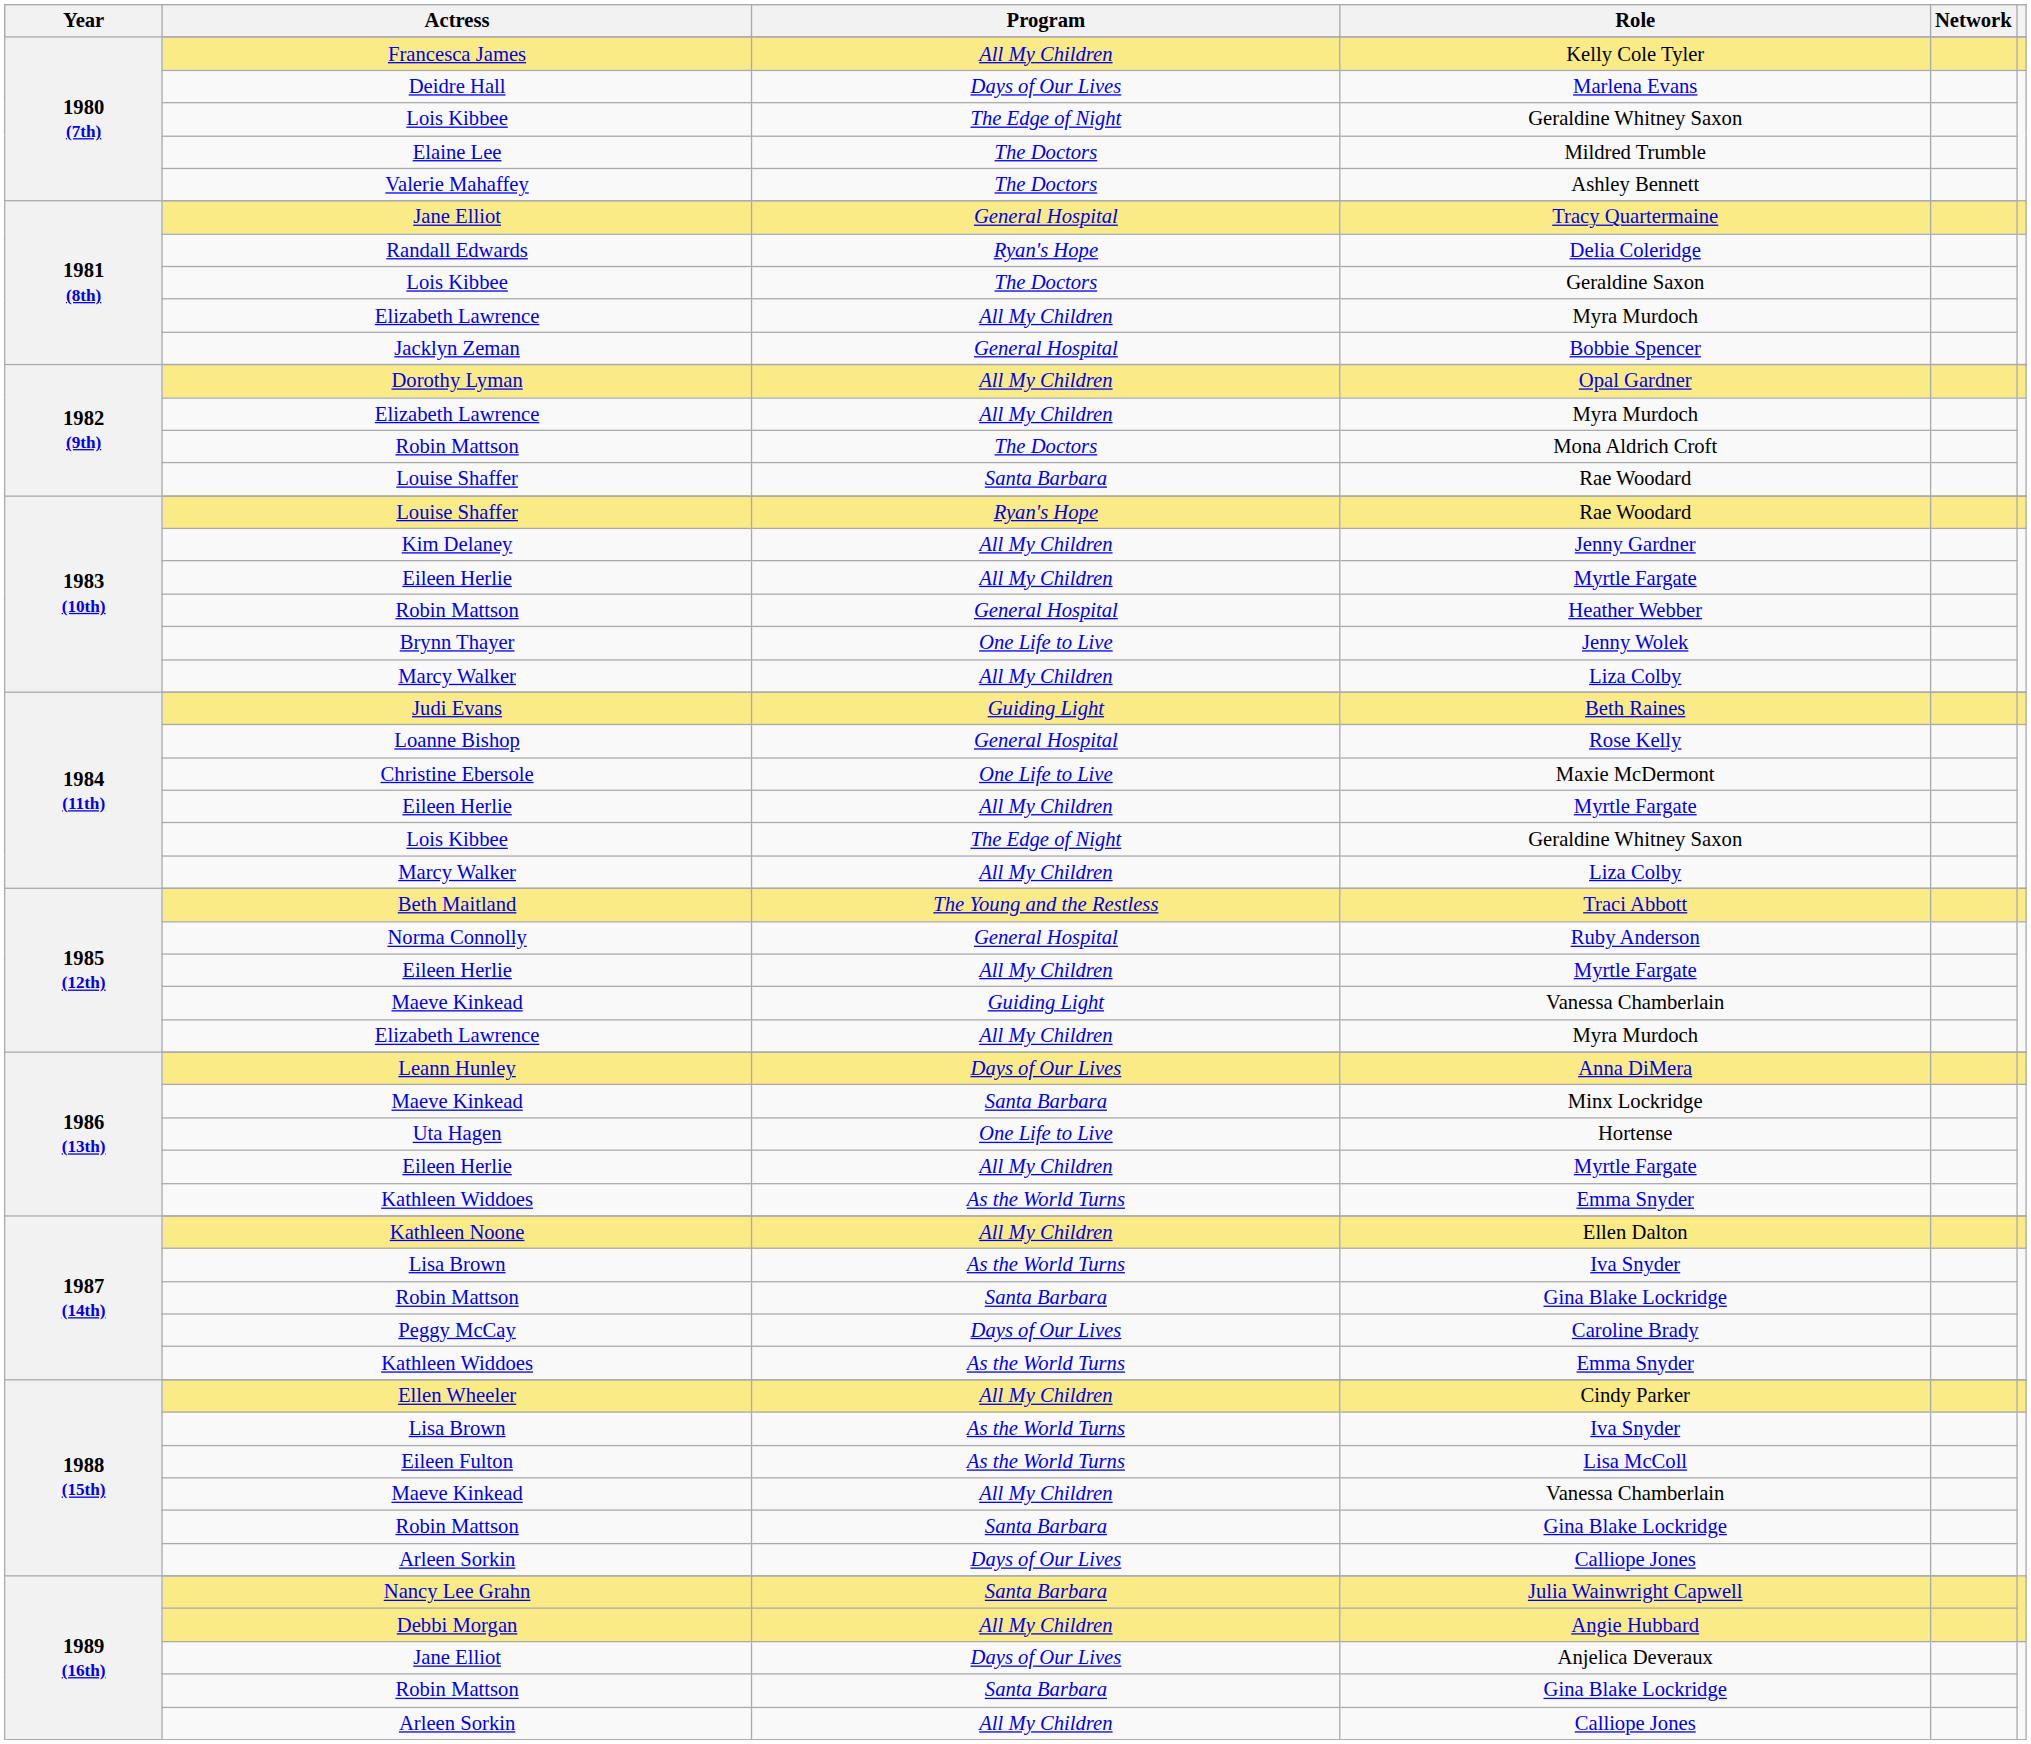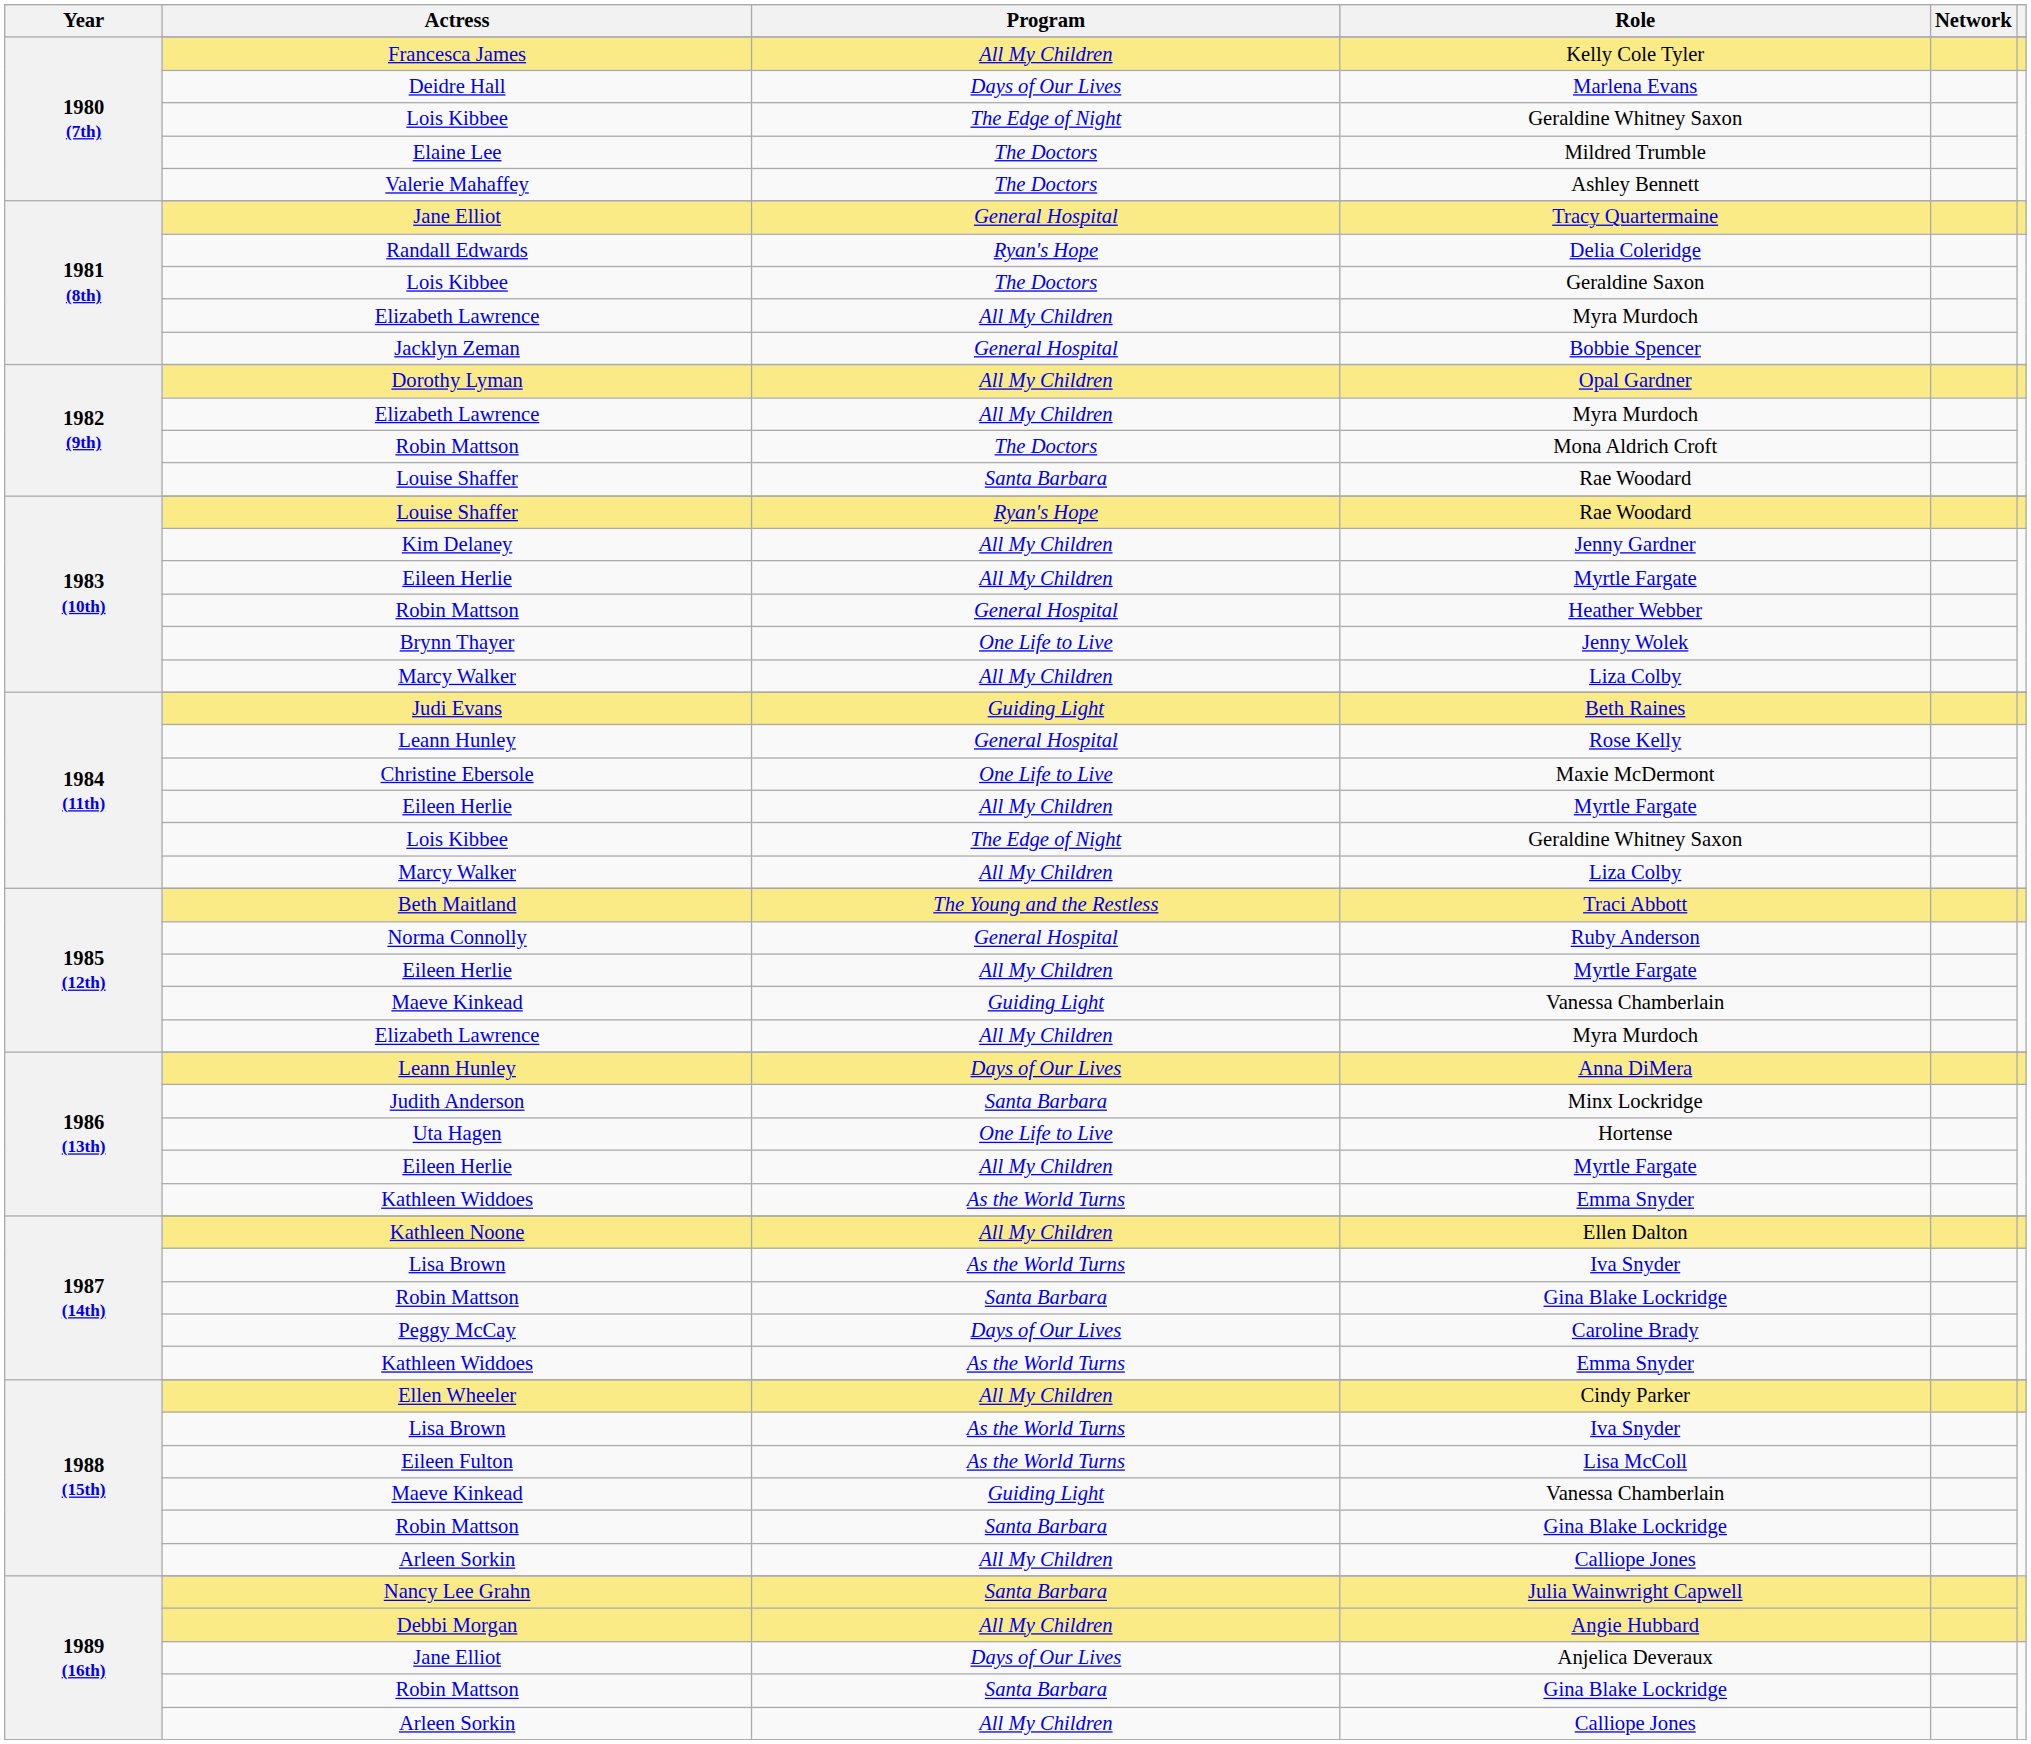(457, 741) Loanne Bishop -> (457, 741) Leann Hunley
(457, 1101) Maeve Kinkead -> (457, 1101) Judith Anderson
(1046, 1493) All My Children -> (1046, 1493) Guiding Light
(1046, 1559) Days of Our Lives -> (1046, 1559) All My Children
